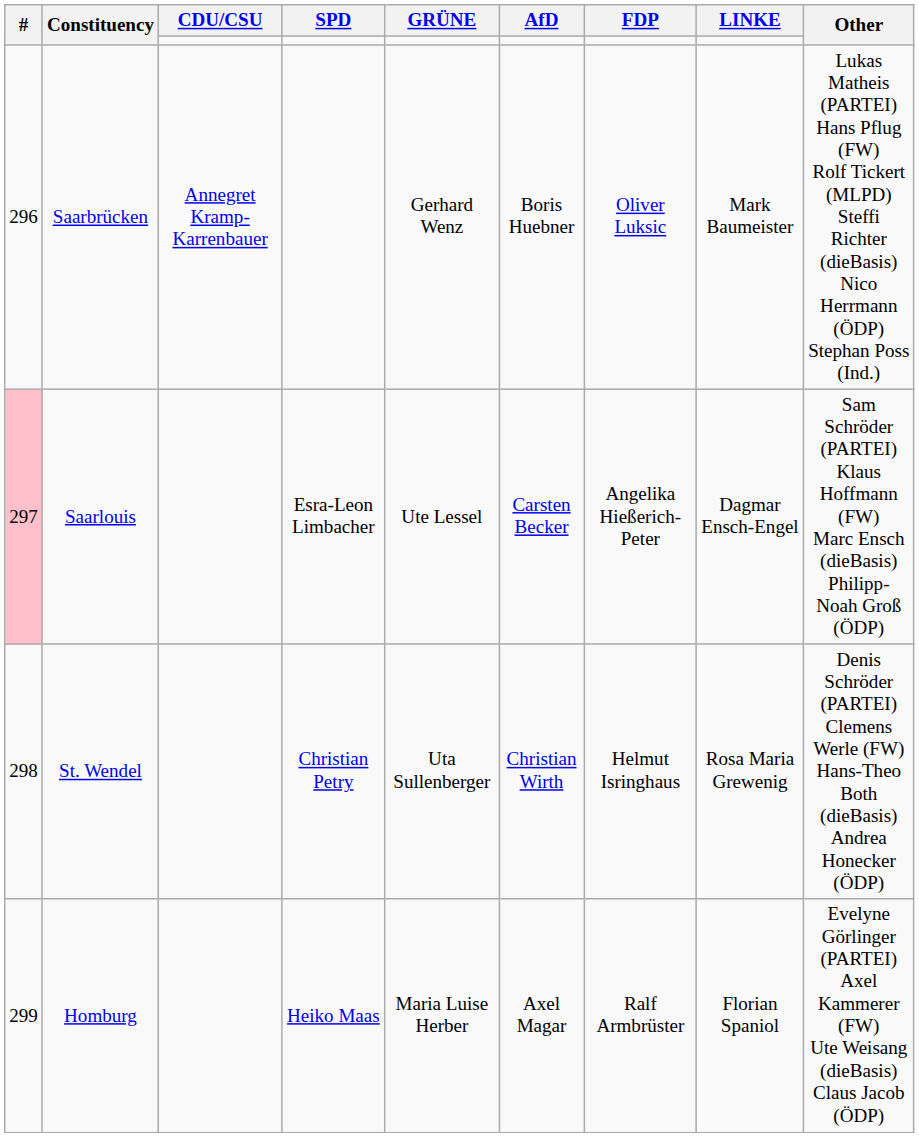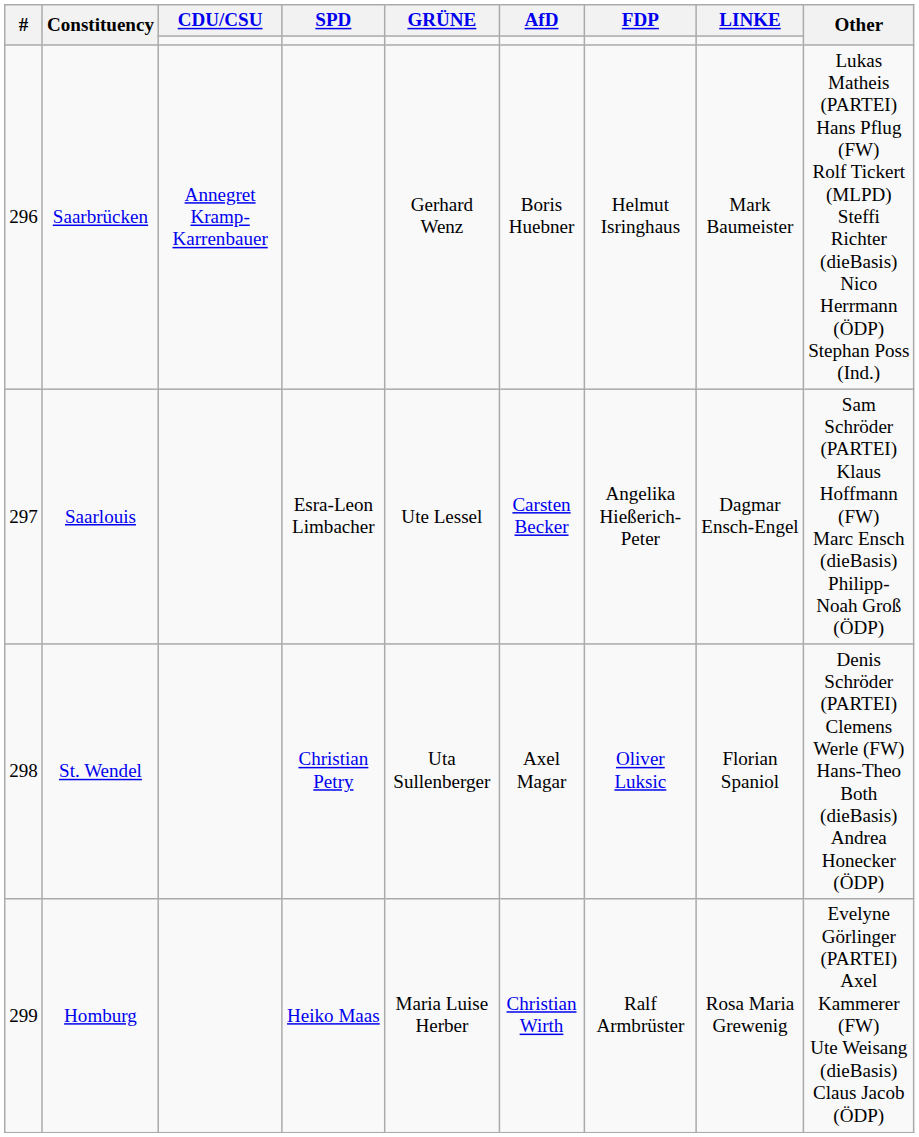(640, 216) Oliver Luksic -> (640, 216) Helmut Isringhaus
(24, 516) pink background -> (24, 516) no background
(542, 771) Christian Wirth -> (542, 771) Axel Magar
(640, 771) Helmut Isringhaus -> (640, 771) Oliver Luksic
(750, 771) Rosa Maria Grewenig -> (750, 771) Florian Spaniol
(542, 1015) Axel Magar -> (542, 1015) Christian Wirth
(750, 1015) Florian Spaniol -> (750, 1015) Rosa Maria Grewenig
